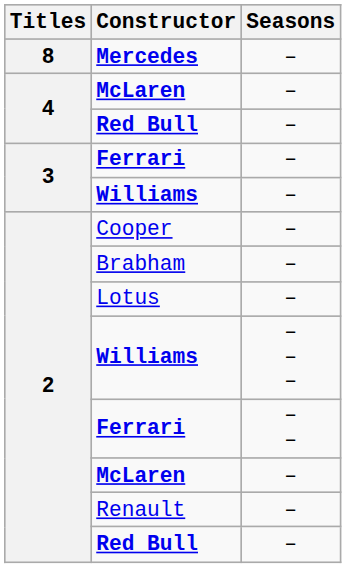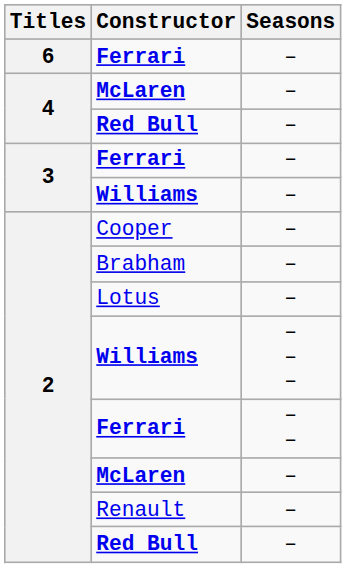- row: (48, 57)
+ row: (48, 57)
